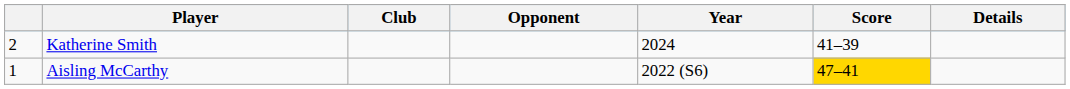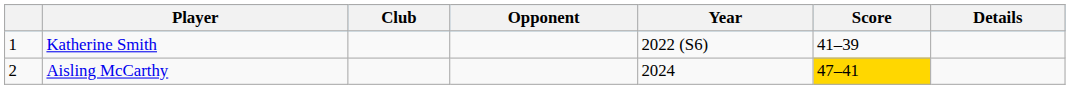(13, 44) 2 -> (13, 44) 1
(658, 44) 2024 -> (675, 44) 2022 (S6)
(13, 71) 1 -> (13, 71) 2
(675, 71) 2022 (S6) -> (658, 71) 2024
